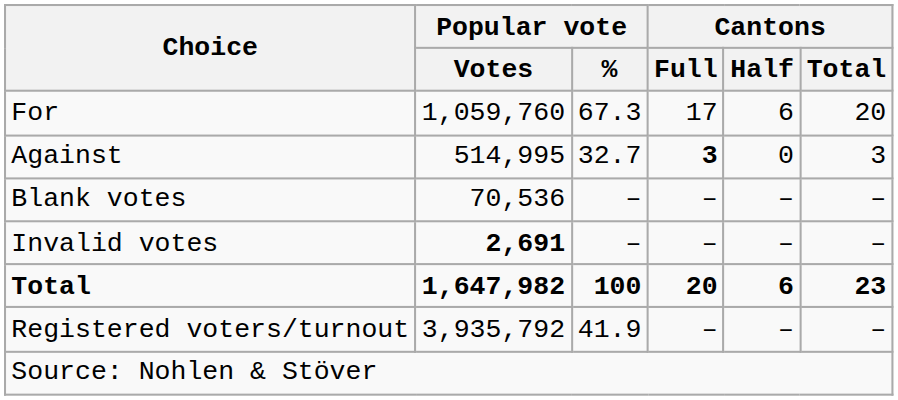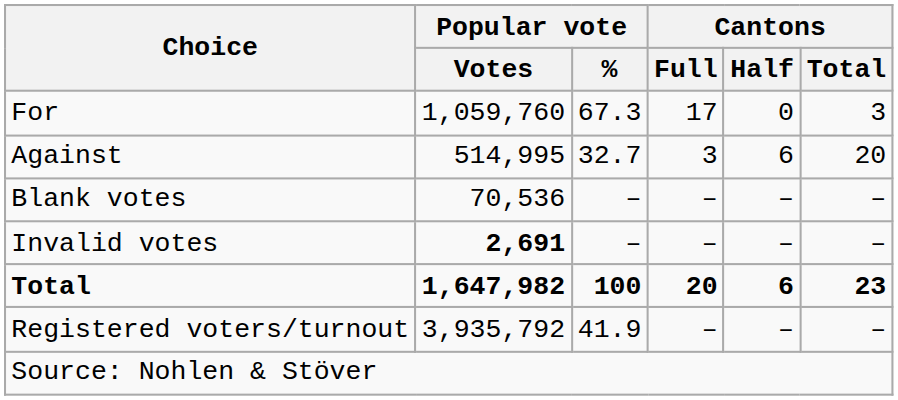(786, 113) 6 -> (786, 113) 0
(870, 113) 20 -> (878, 113) 3
(710, 156) bold -> (710, 156) normal
(786, 156) 0 -> (786, 156) 6
(878, 156) 3 -> (870, 156) 20
